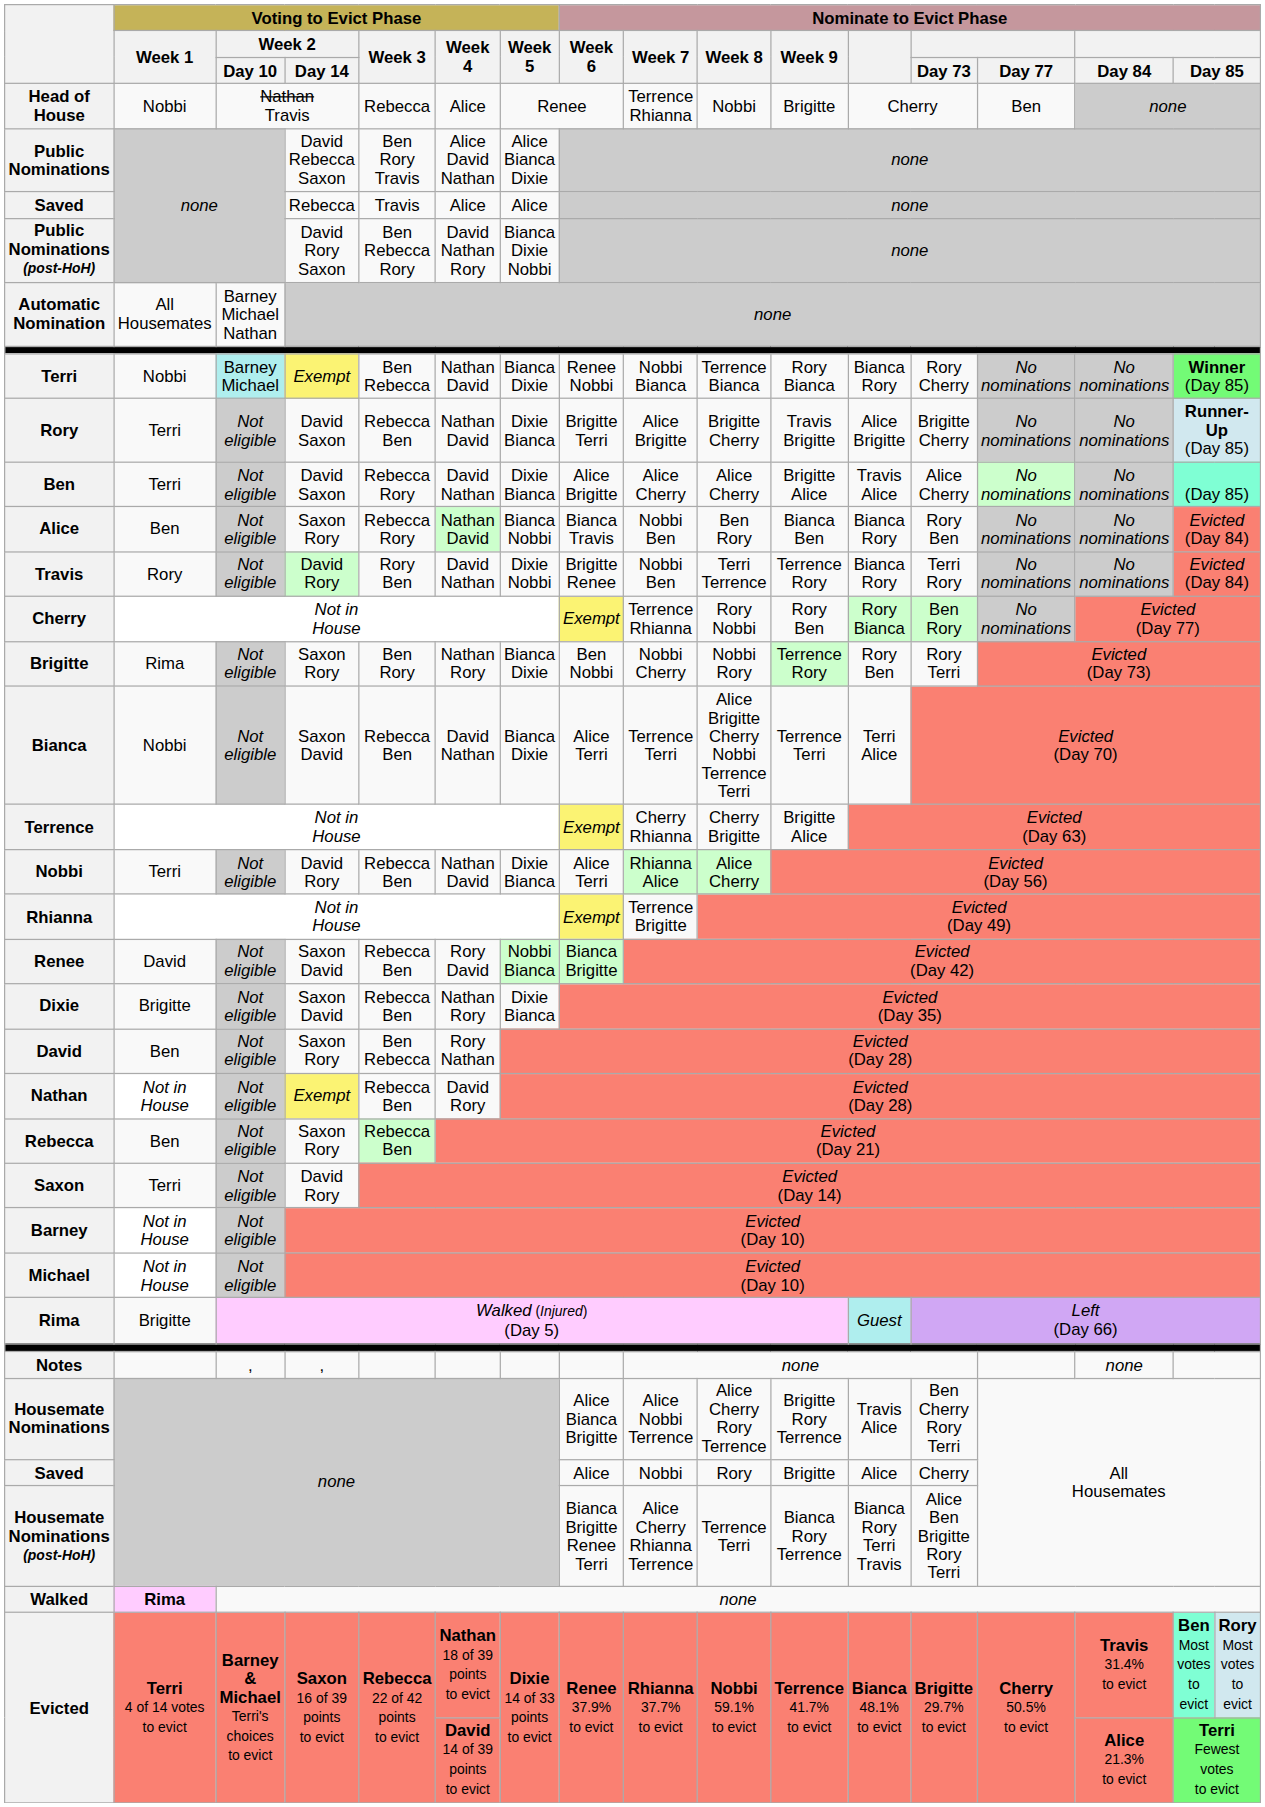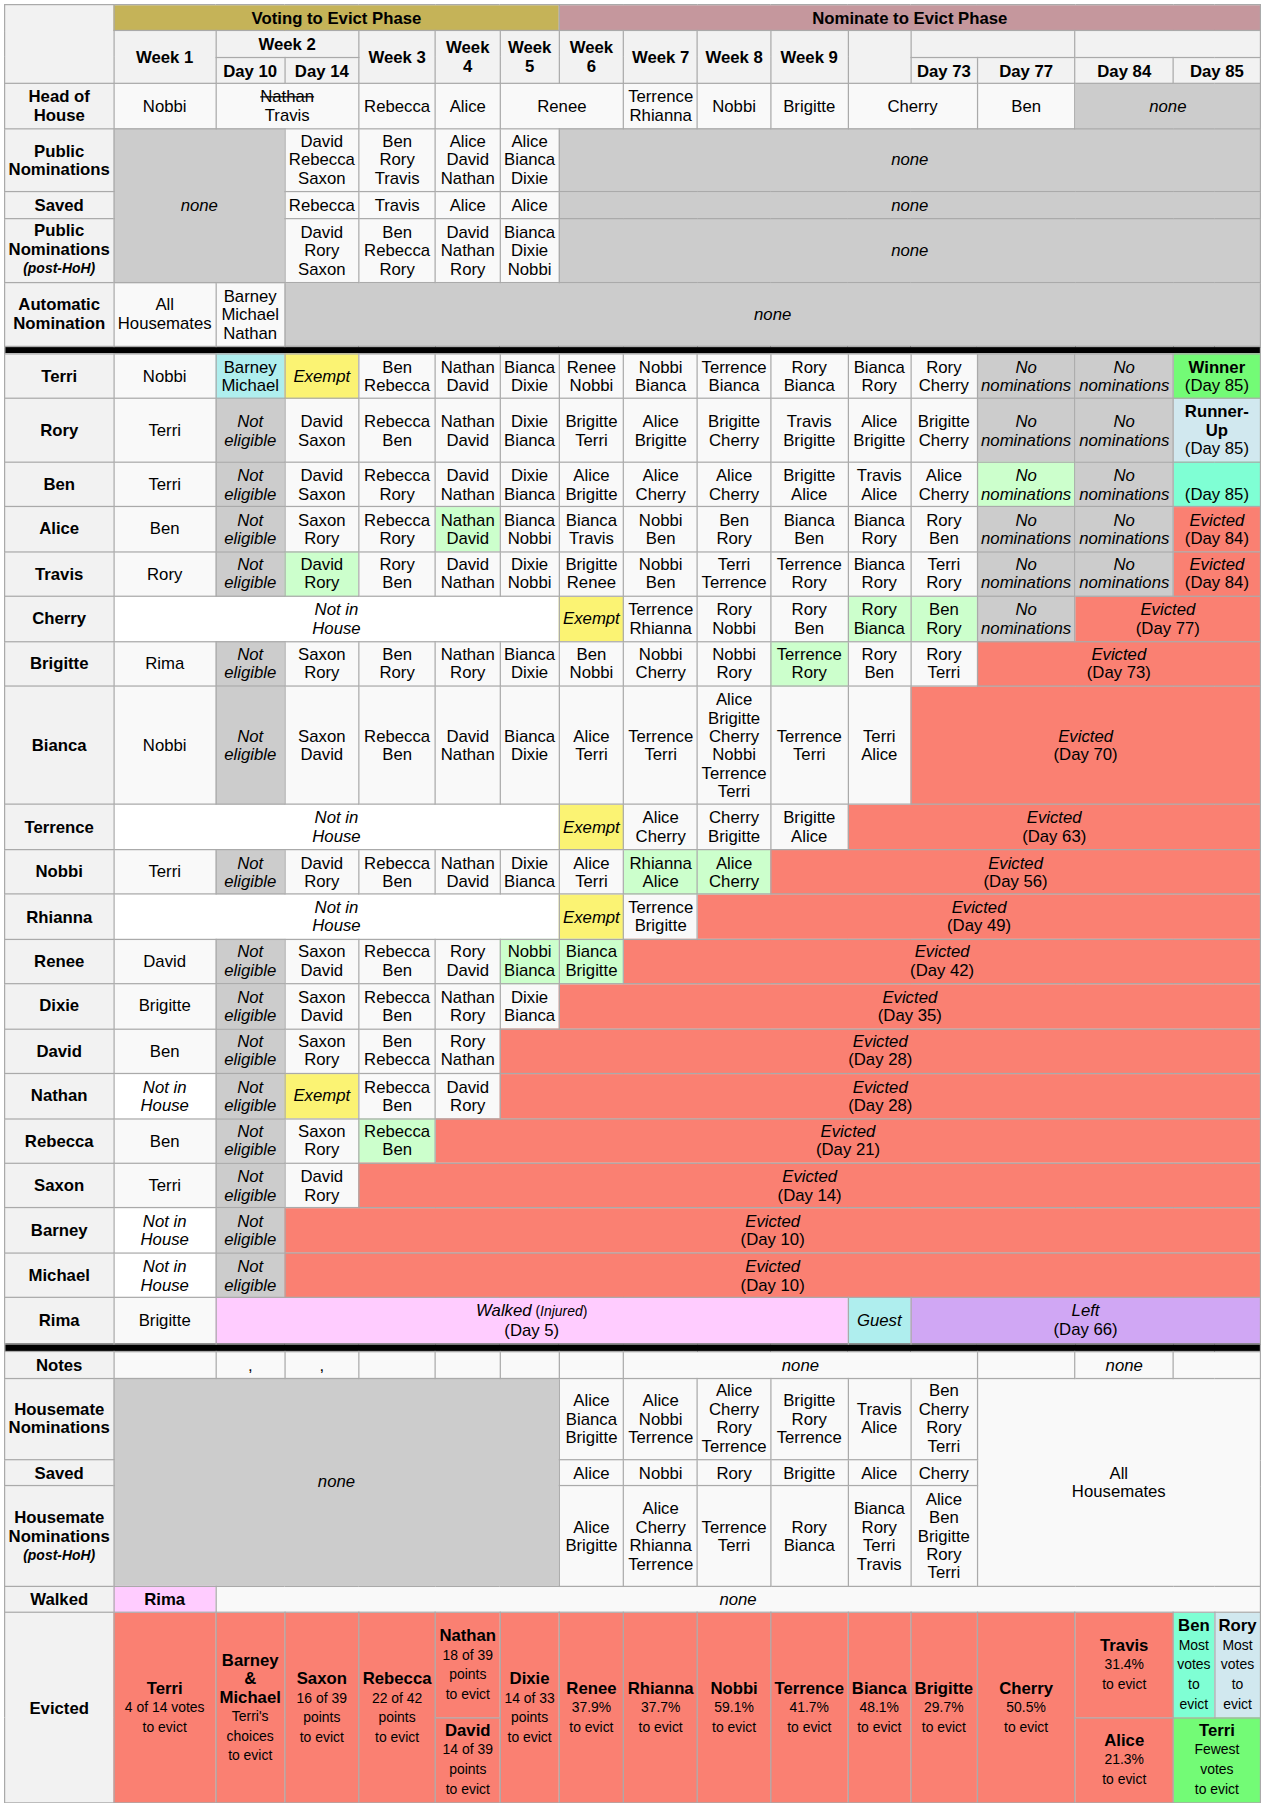(661, 827) Cherry Rhianna -> (661, 827) Alice Cherry
(591, 1536) Bianca Brigitte Renee Terri -> (591, 1536) Alice Brigitte
(809, 1536) Bianca Rory Terrence -> (809, 1536) Rory Bianca
